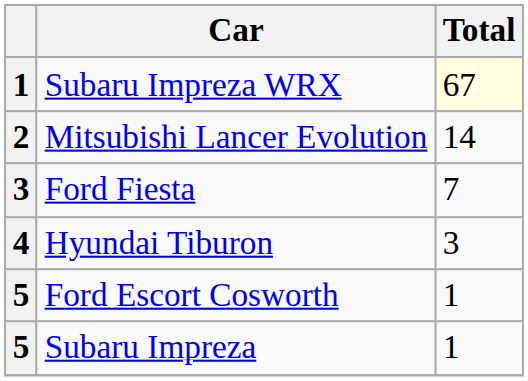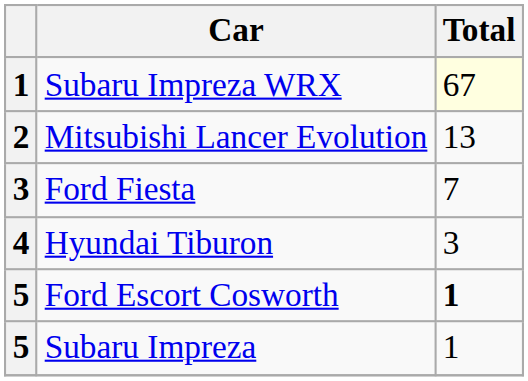(459, 136) 14 -> (459, 136) 13
(451, 294) normal -> (451, 294) bold
